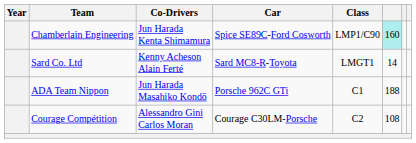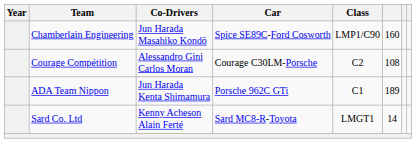(174, 35) Jun Harada Kenta Shimamura -> (172, 35) Jun Harada Masahiko Kondō
(392, 35) paleturquoise background -> (392, 35) no background
rows swapped: (74, 119) <-> (57, 63)
(172, 91) Jun Harada Masahiko Kondō -> (174, 91) Jun Harada Kenta Shimamura
(392, 91) 188 -> (392, 91) 189
